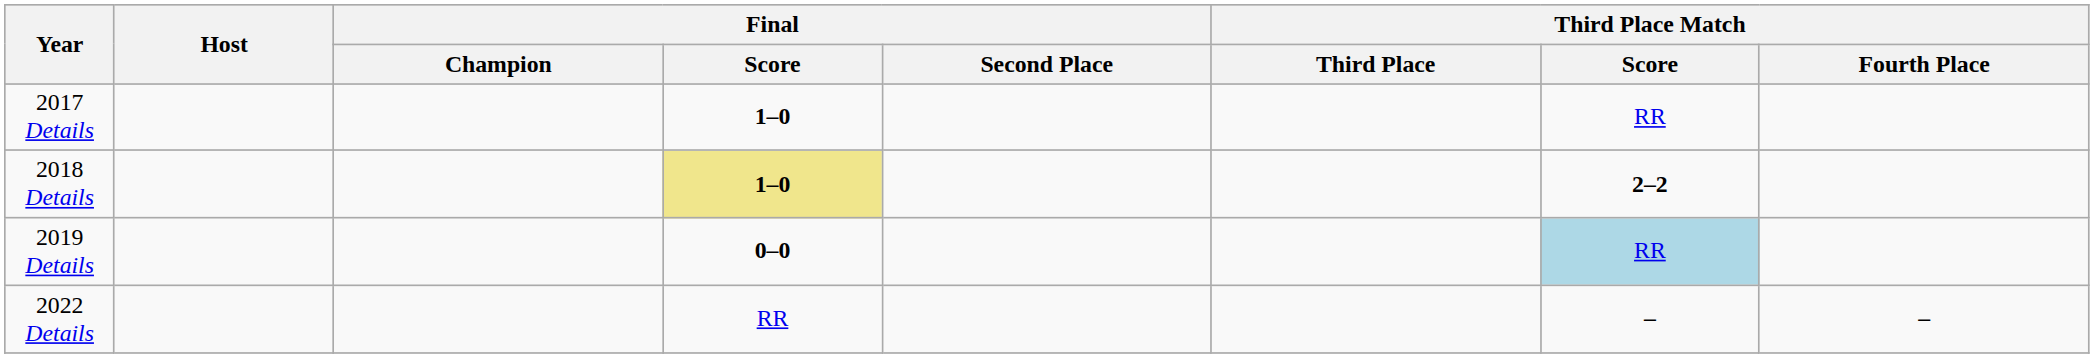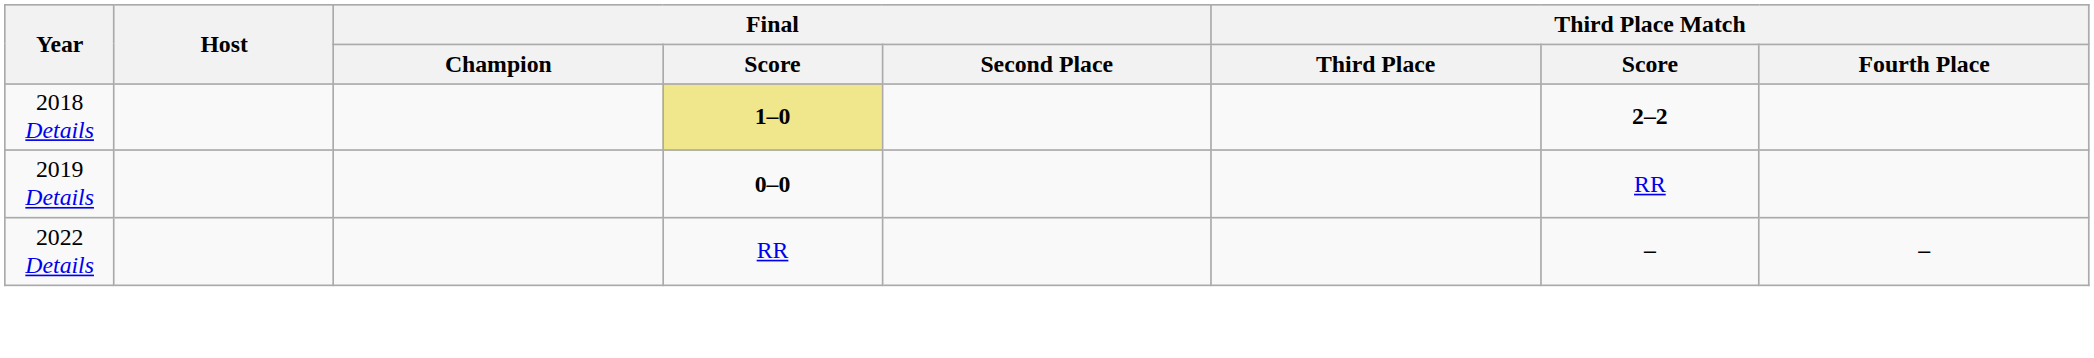- row: (60, 116)
(1650, 251) lightblue background -> (1650, 184) no background
